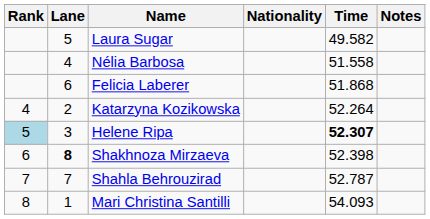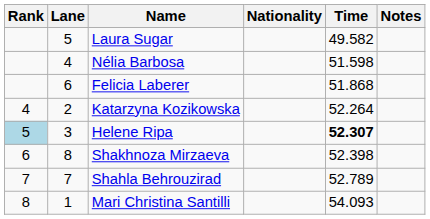(351, 62) 51.558 -> (351, 62) 51.598
(68, 156) bold -> (68, 156) normal
(351, 179) 52.787 -> (351, 179) 52.789
